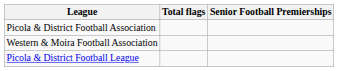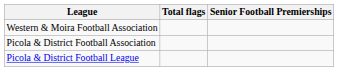rows swapped: (81, 27) <-> (82, 43)
